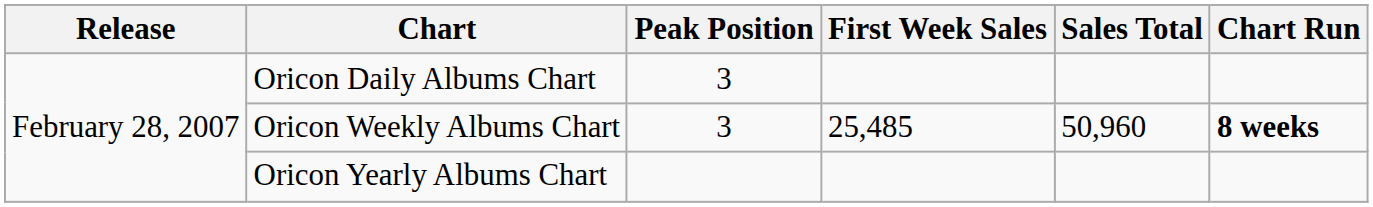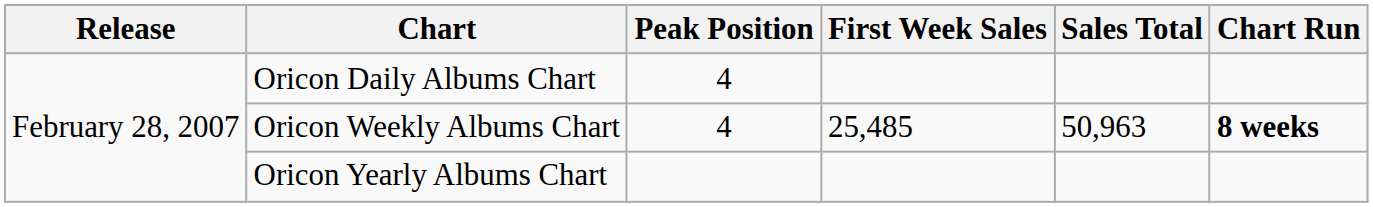(724, 77) 3 -> (724, 77) 4
(724, 126) 3 -> (724, 126) 4
(1104, 126) 50,960 -> (1104, 126) 50,963
